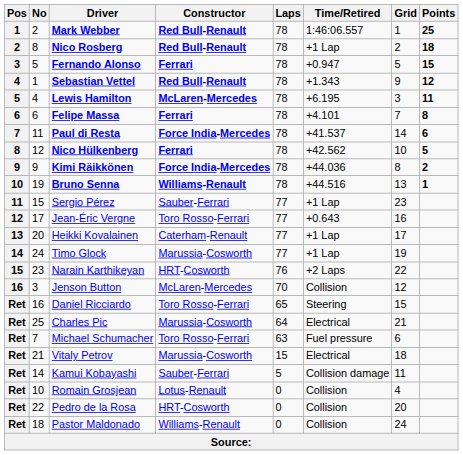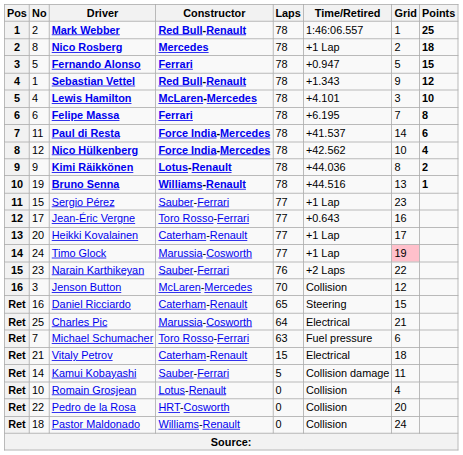(202, 47) Red Bull-Renault -> (184, 47) Mercedes
(323, 98) +6.195 -> (323, 98) +4.101
(428, 98) 11 -> (428, 98) 10
(323, 115) +4.101 -> (323, 115) +6.195
(176, 150) Ferrari -> (214, 150) Force India-Mercedes
(425, 150) 5 -> (425, 150) 4
(214, 167) Force India-Mercedes -> (195, 167) Lotus-Renault
(401, 253) no background -> (401, 253) pink background
(194, 270) HRT-Cosworth -> (194, 270) Sauber-Ferrari
(204, 304) Toro Rosso-Ferrari -> (203, 304) Caterham-Renault
(205, 356) Marussia-Cosworth -> (203, 356) Caterham-Renault
